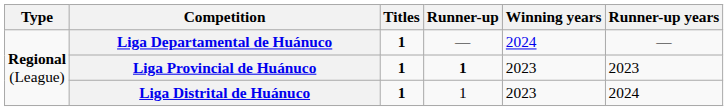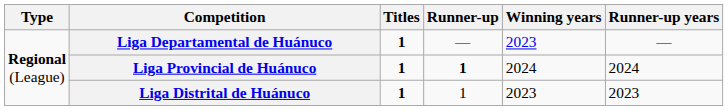(521, 42) 2024 -> (521, 42) 2023
(521, 67) 2023 -> (521, 67) 2024
(624, 67) 2023 -> (624, 67) 2024
(624, 93) 2024 -> (624, 93) 2023
